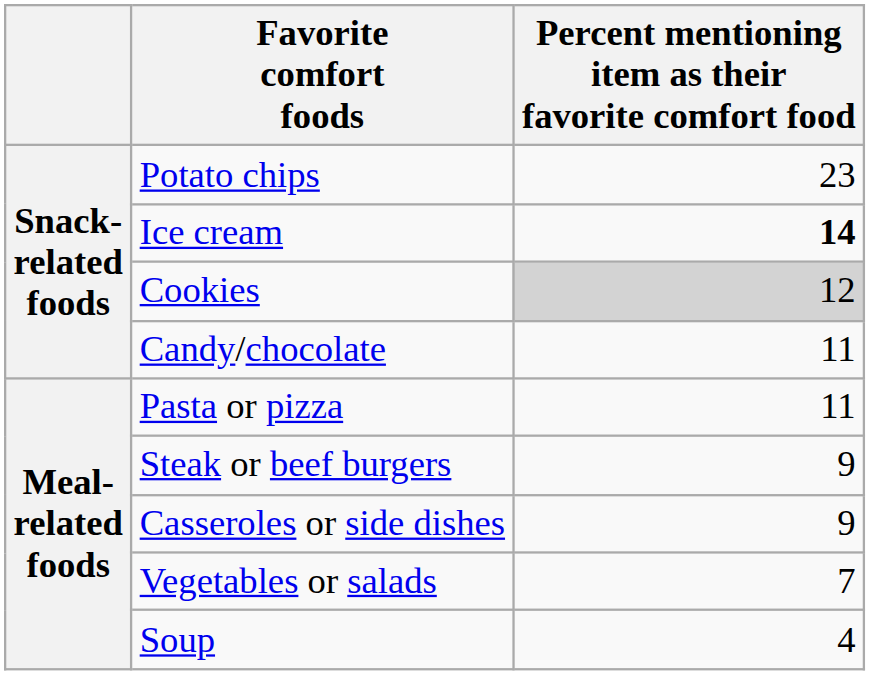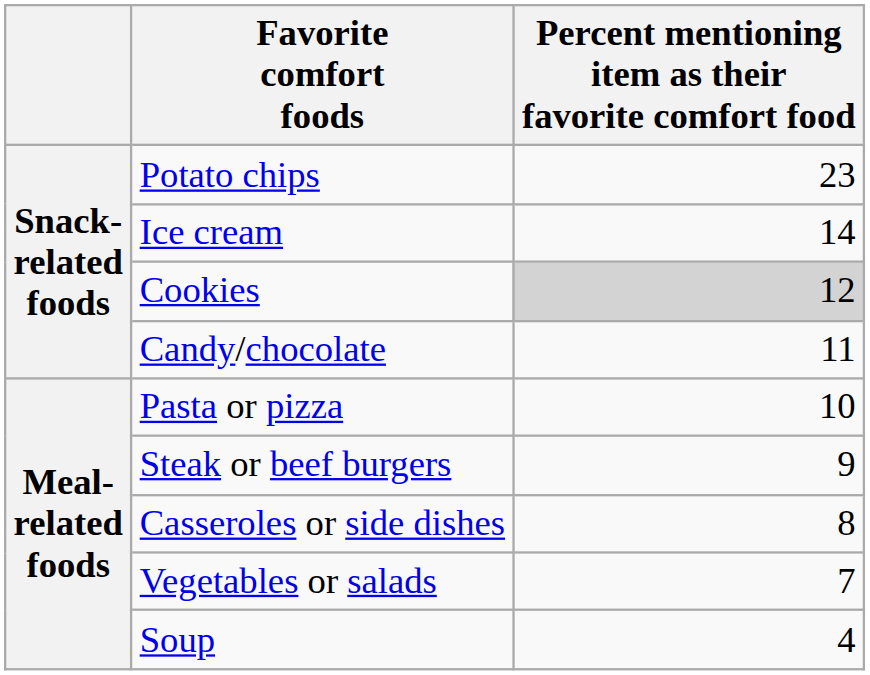(837, 232) bold -> (837, 232) normal
(838, 406) 11 -> (837, 406) 10
(846, 522) 9 -> (846, 522) 8
